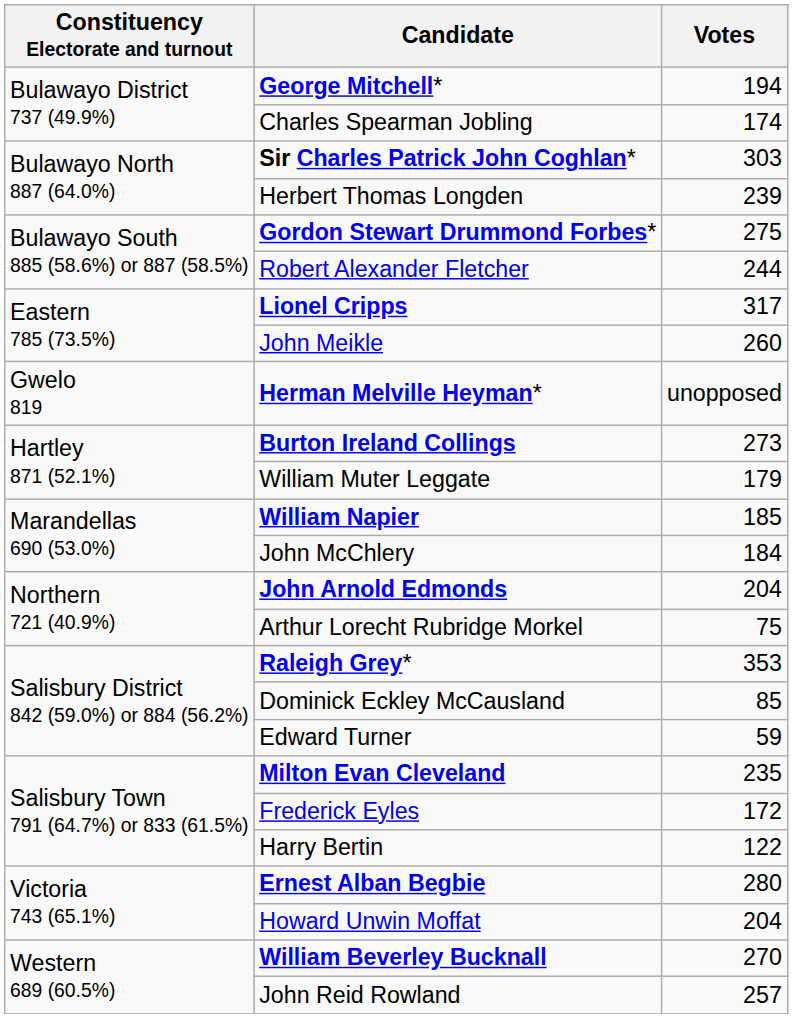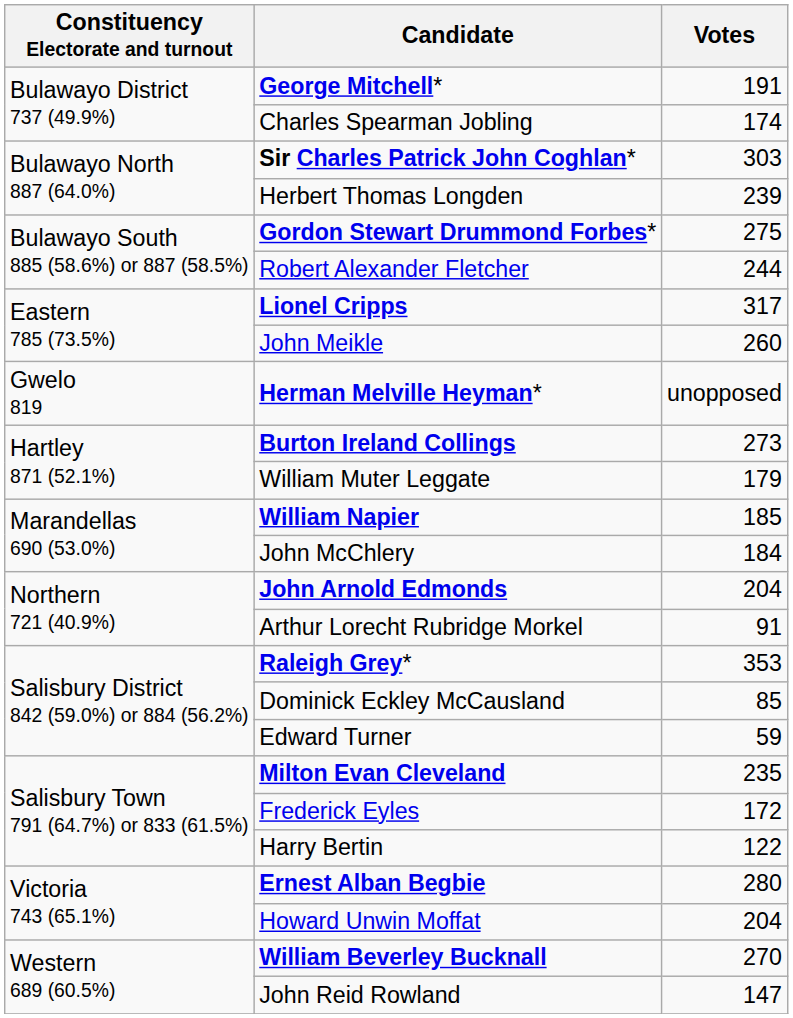(762, 85) 194 -> (762, 85) 191
(769, 627) 75 -> (769, 627) 91
(762, 994) 257 -> (762, 994) 147
